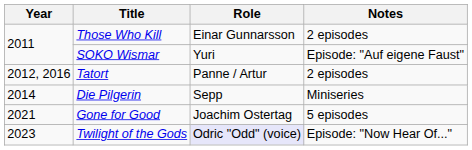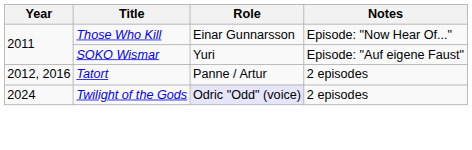(337, 34) 2 episodes -> (379, 34) Episode: "Now Hear Of..."
- row: (109, 94)
- row: (118, 114)
(21, 134) 2023 -> (21, 94) 2024
(379, 134) Episode: "Now Hear Of..." -> (337, 94) 2 episodes
